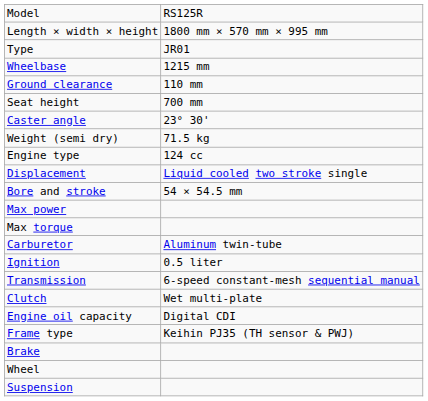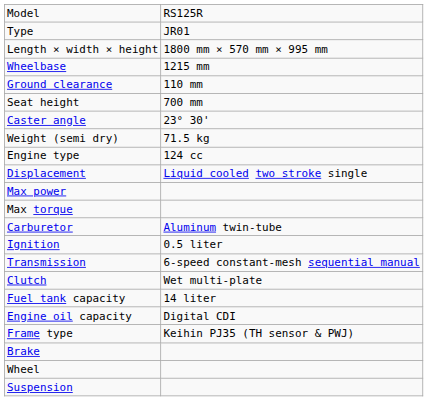rows swapped: (20, 49) <-> (83, 31)
- row: (56, 191)
+ row: (66, 298)
